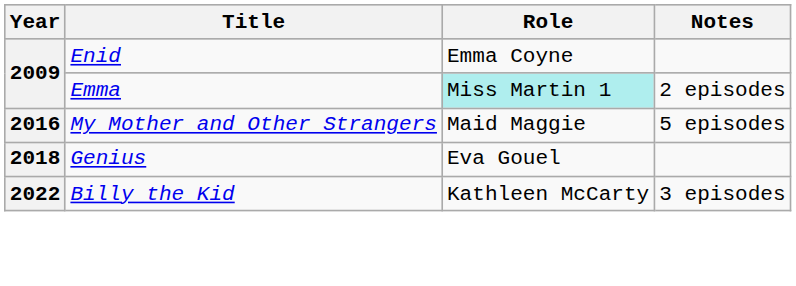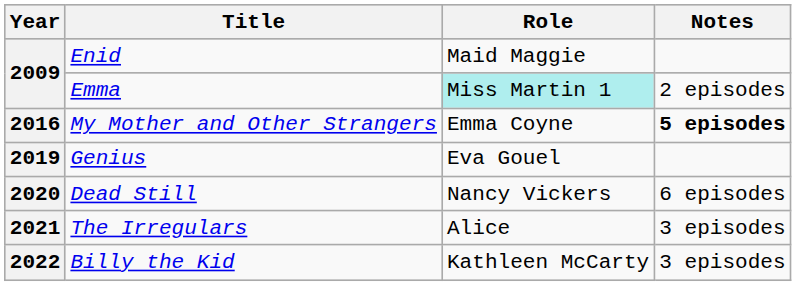(510, 56) Emma Coyne -> (516, 56) Maid Maggie
(516, 125) Maid Maggie -> (510, 125) Emma Coyne
(722, 125) normal -> (722, 125) bold
(35, 159) 2018 -> (35, 159) 2019
+ row: (134, 194)
+ row: (159, 228)
